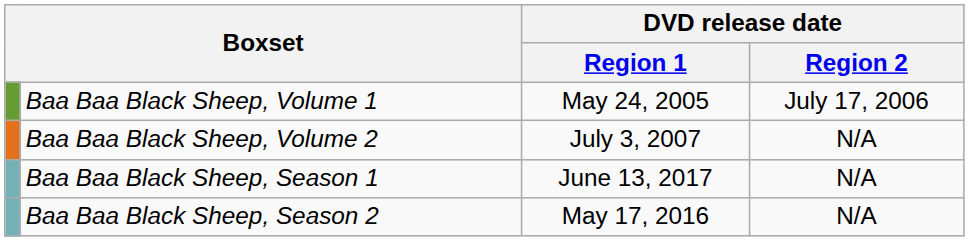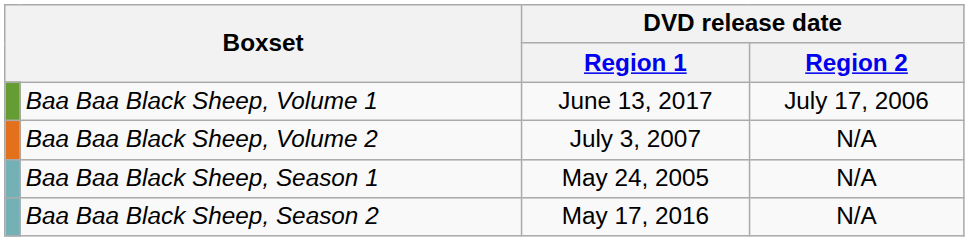(635, 100) May 24, 2005 -> (635, 100) June 13, 2017
(635, 178) June 13, 2017 -> (635, 178) May 24, 2005
